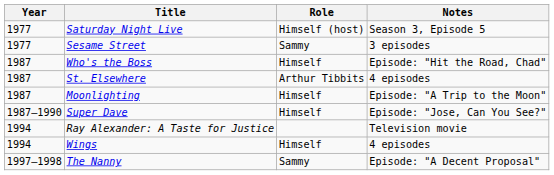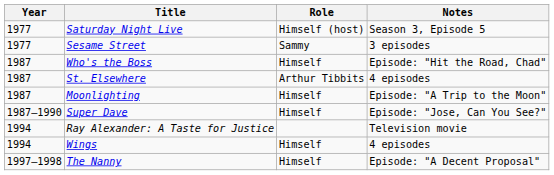(294, 161) Sammy -> (300, 161) Himself
